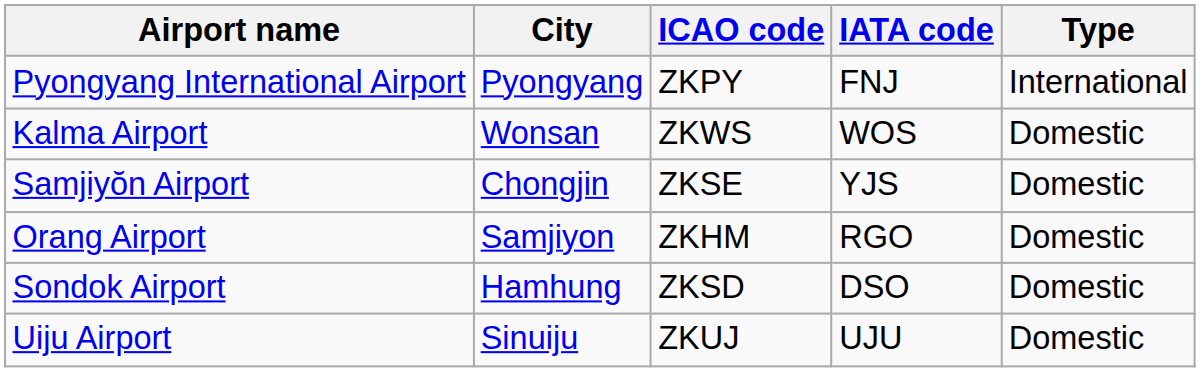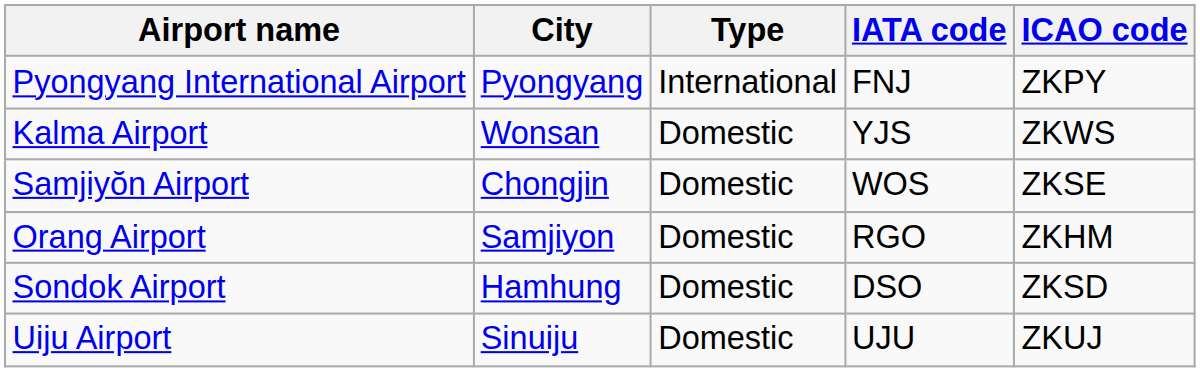columns swapped: (741, 30) <-> (1098, 30)
(878, 133) WOS -> (882, 133) YJS
(869, 184) YJS -> (891, 184) WOS
